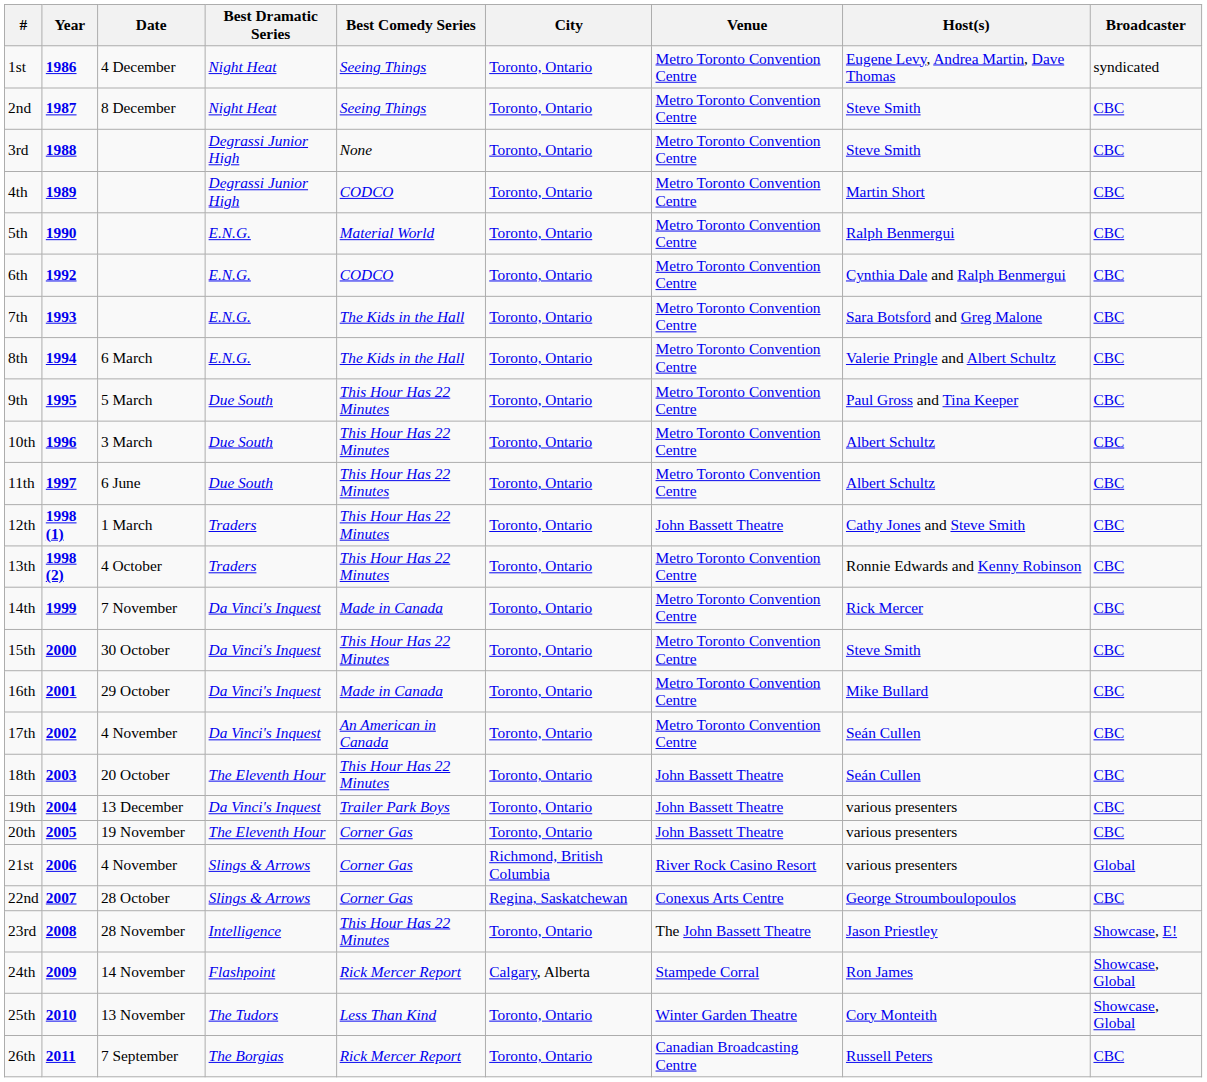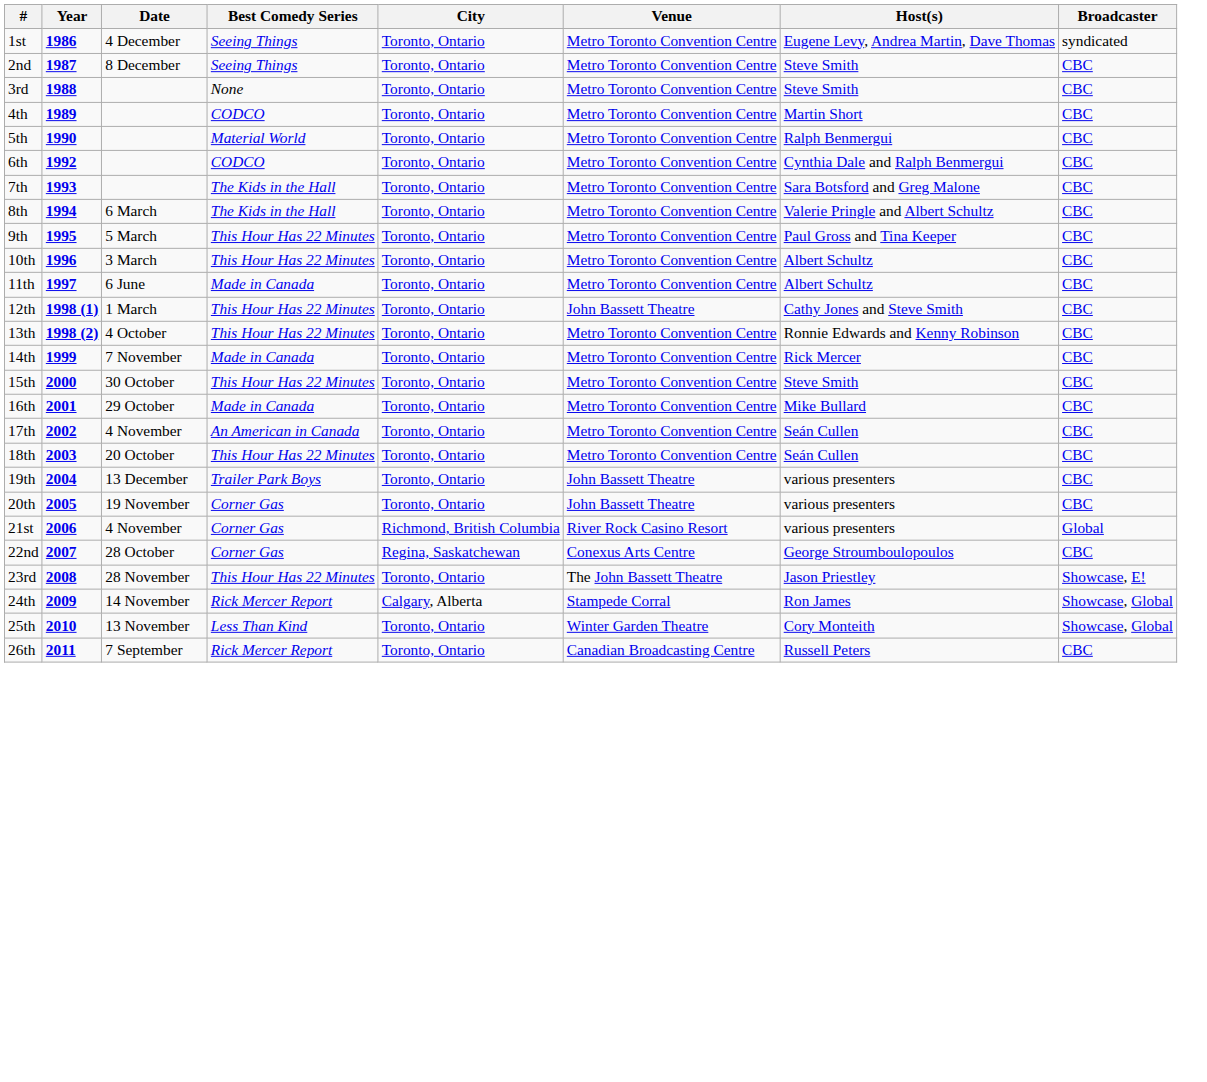- column: (271, 25)
(395, 483) This Hour Has 22 Minutes -> (262, 284) Made in Canada
(719, 774) John Bassett Theatre -> (672, 455) Metro Toronto Convention Centre
